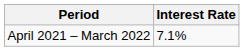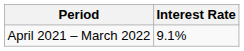(171, 35) 7.1% -> (171, 35) 9.1%
